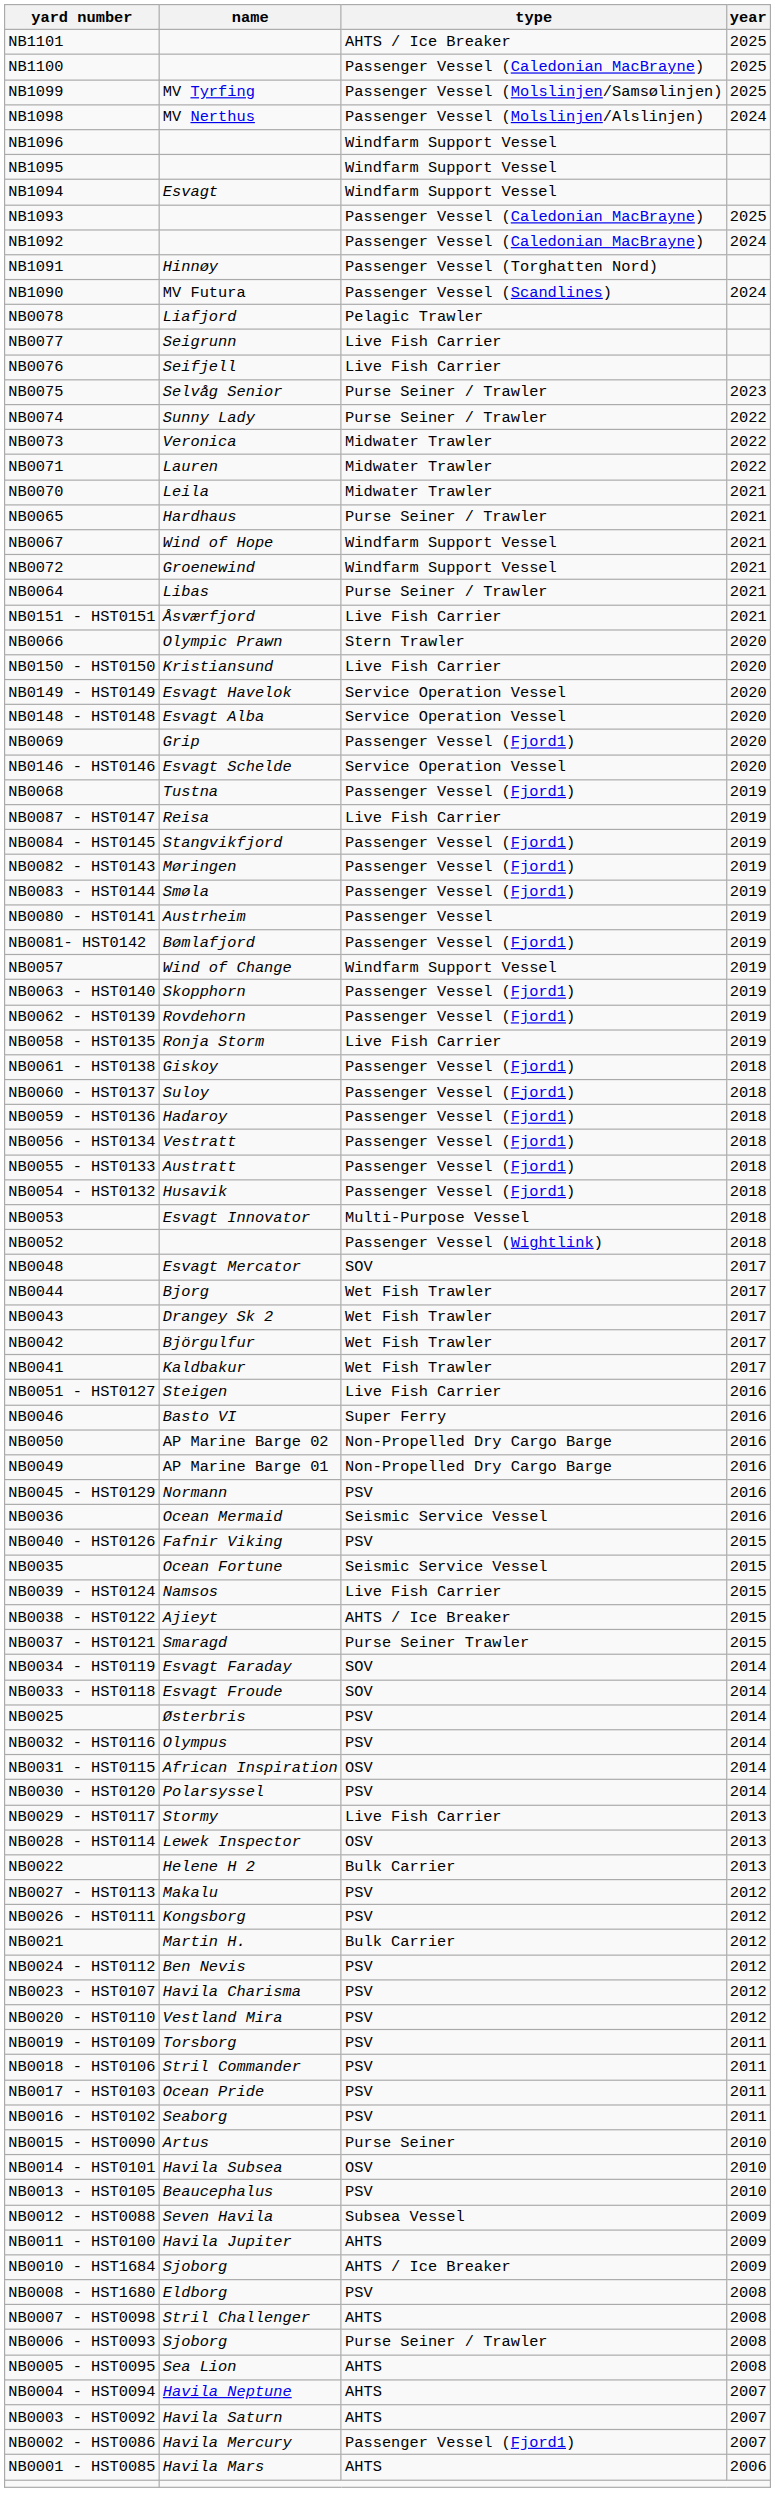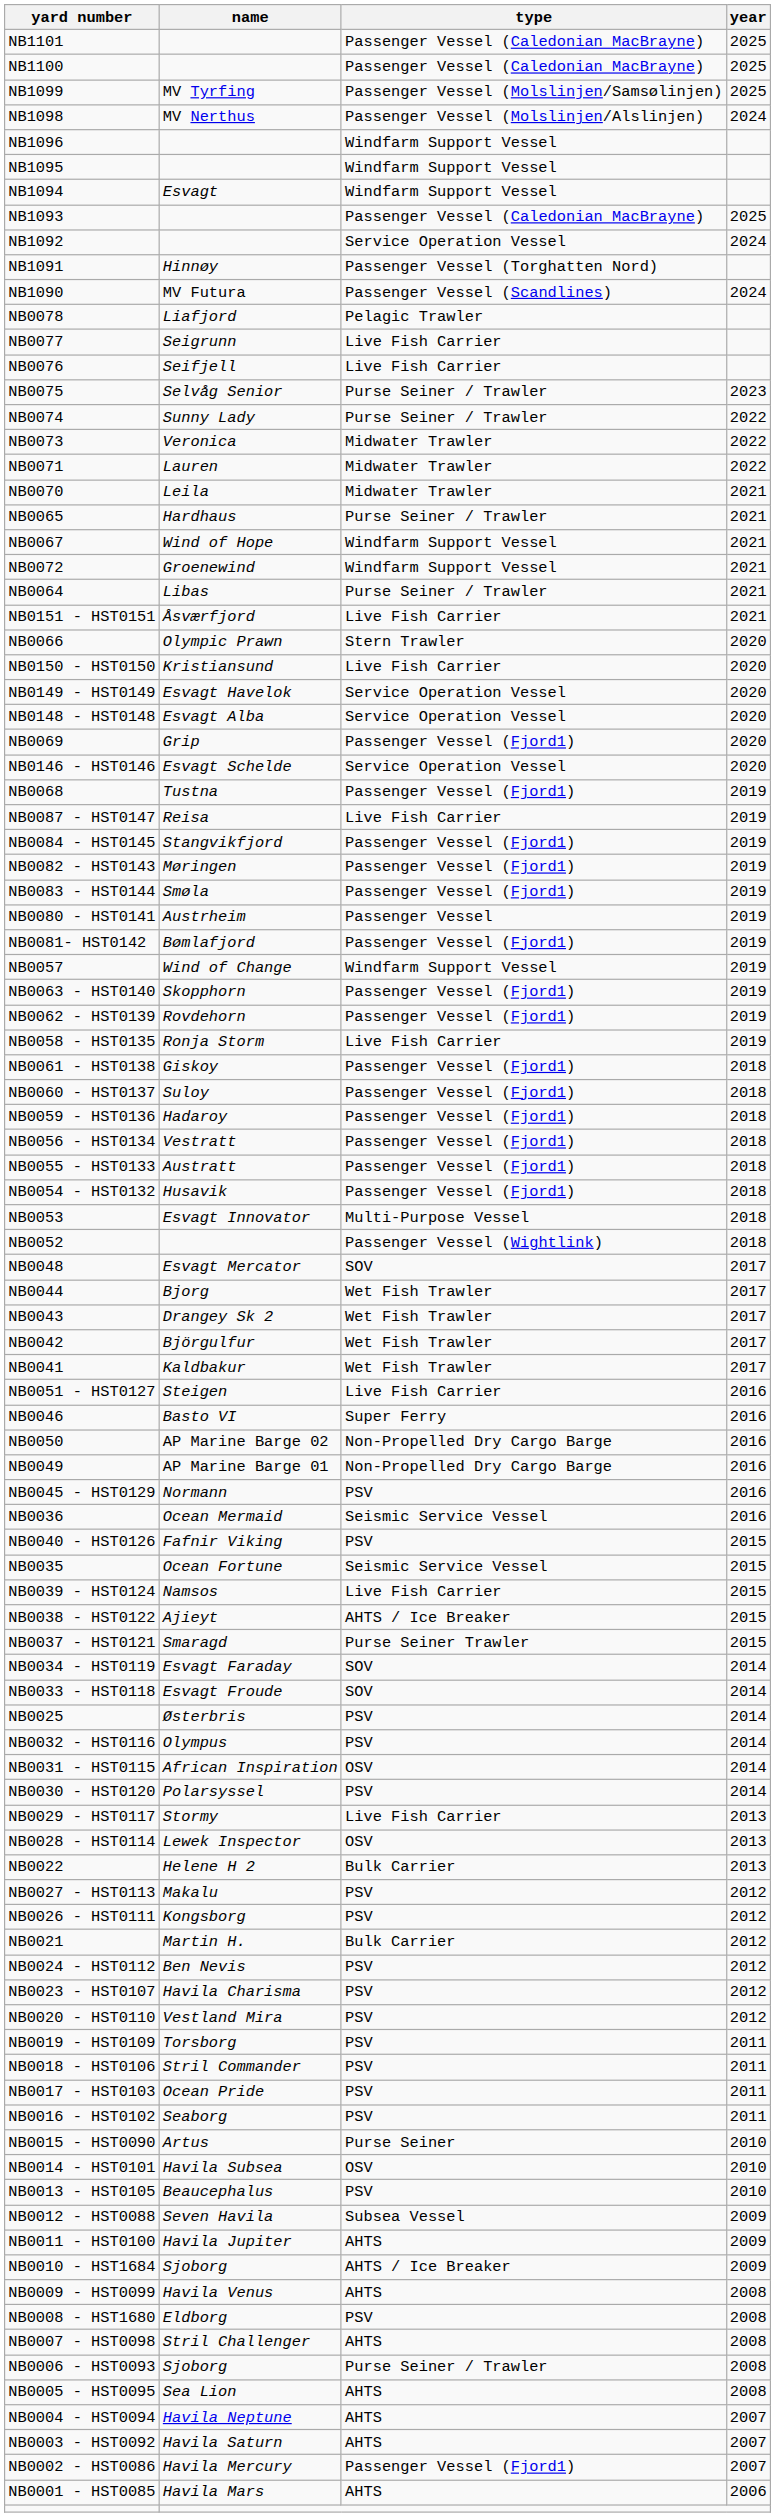(428, 42) AHTS / Ice Breaker -> (525, 42) Passenger Vessel (Caledonian MacBrayne)
(525, 242) Passenger Vessel (Caledonian MacBrayne) -> (456, 242) Service Operation Vessel
+ row: (82, 2292)
